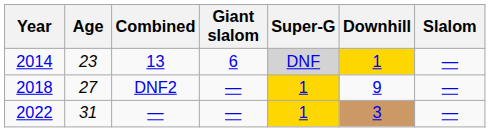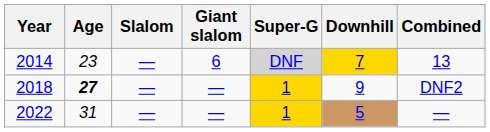columns swapped: (450, 26) <-> (155, 26)
(377, 61) 1 -> (360, 61) 7
(88, 87) normal -> (88, 87) bold
(377, 113) 3 -> (360, 113) 5
